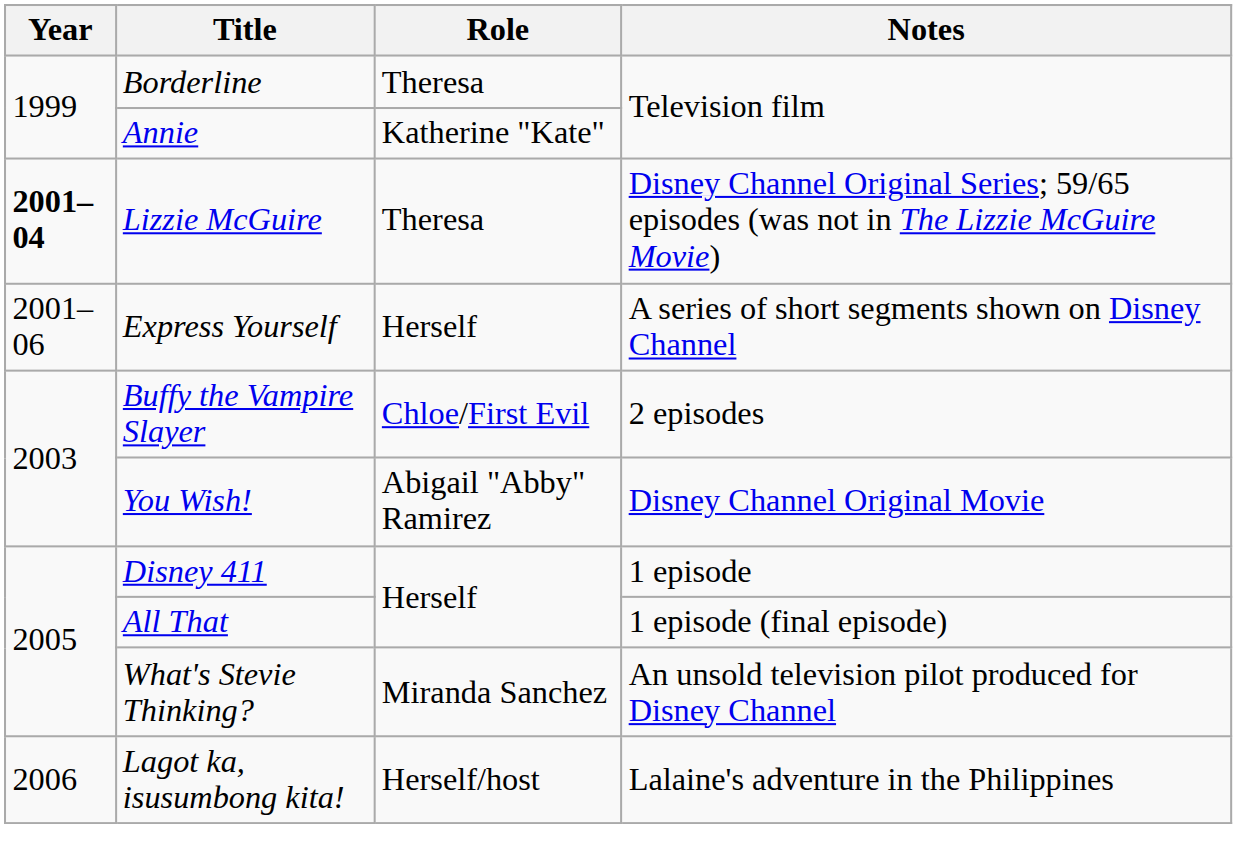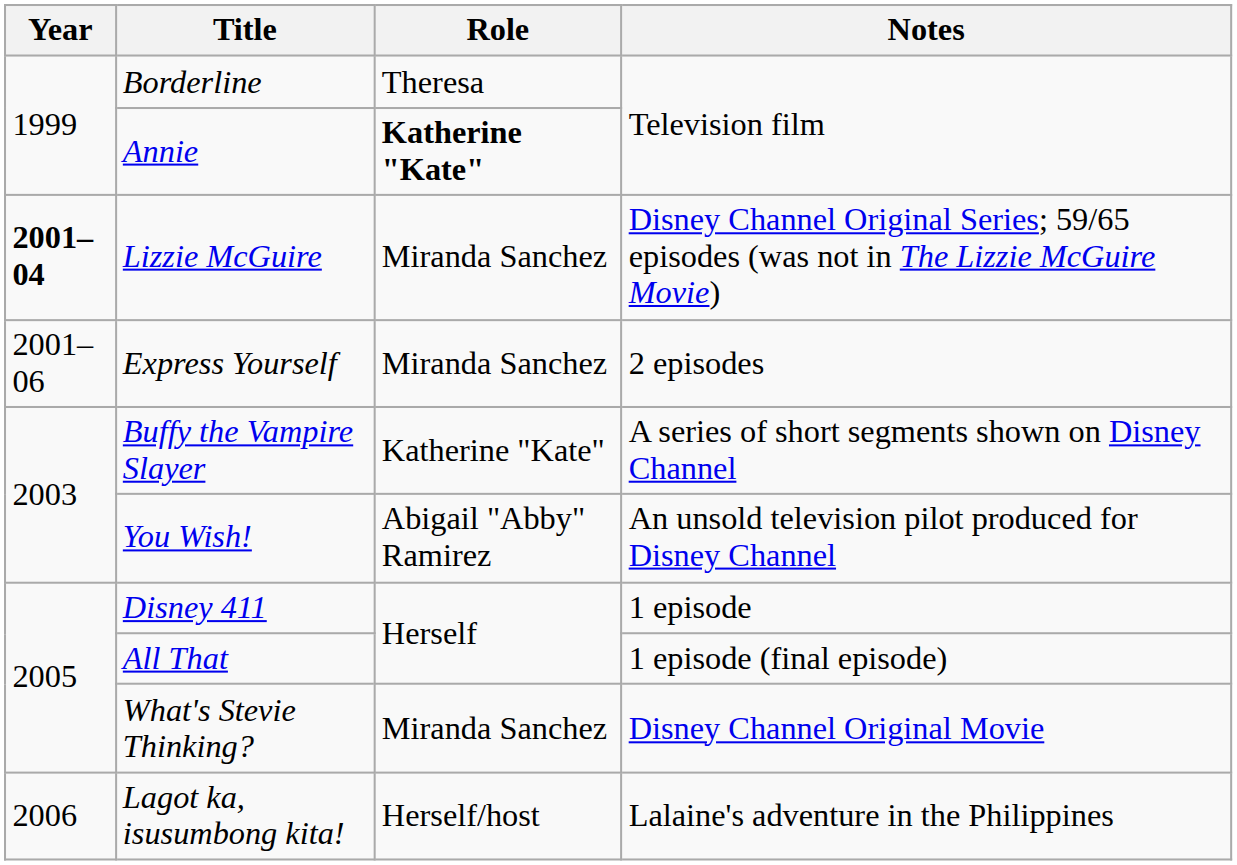(493, 132) normal -> (452, 150) bold
(433, 220) Theresa -> (494, 256) Miranda Sanchez
(429, 326) Herself -> (494, 362) Miranda Sanchez
(915, 326) A series of short segments shown on Disney Channel -> (696, 362) 2 episodes
(486, 413) Chloe/First Evil -> (493, 450) Katherine "Kate"
(696, 413) 2 episodes -> (915, 450) A series of short segments shown on Disney Channel
(836, 501) Disney Channel Original Movie -> (883, 537) An unsold television pilot produced for Disney Channel
(883, 691) An unsold television pilot produced for Disney Channel -> (836, 727) Disney Channel Original Movie
